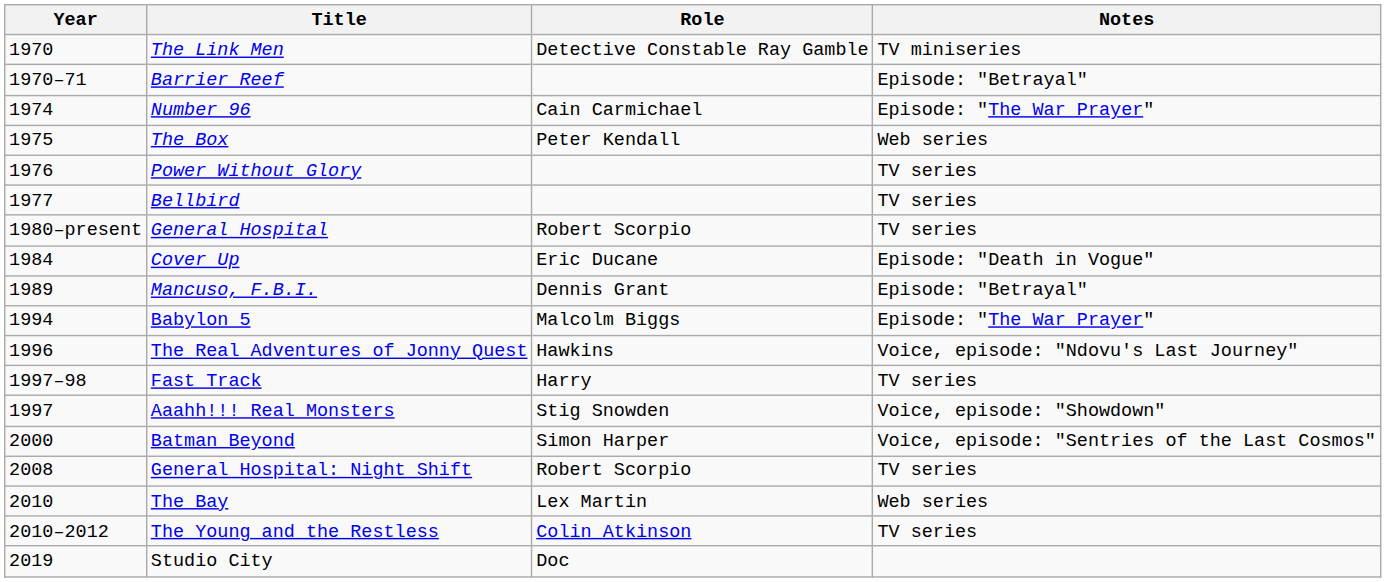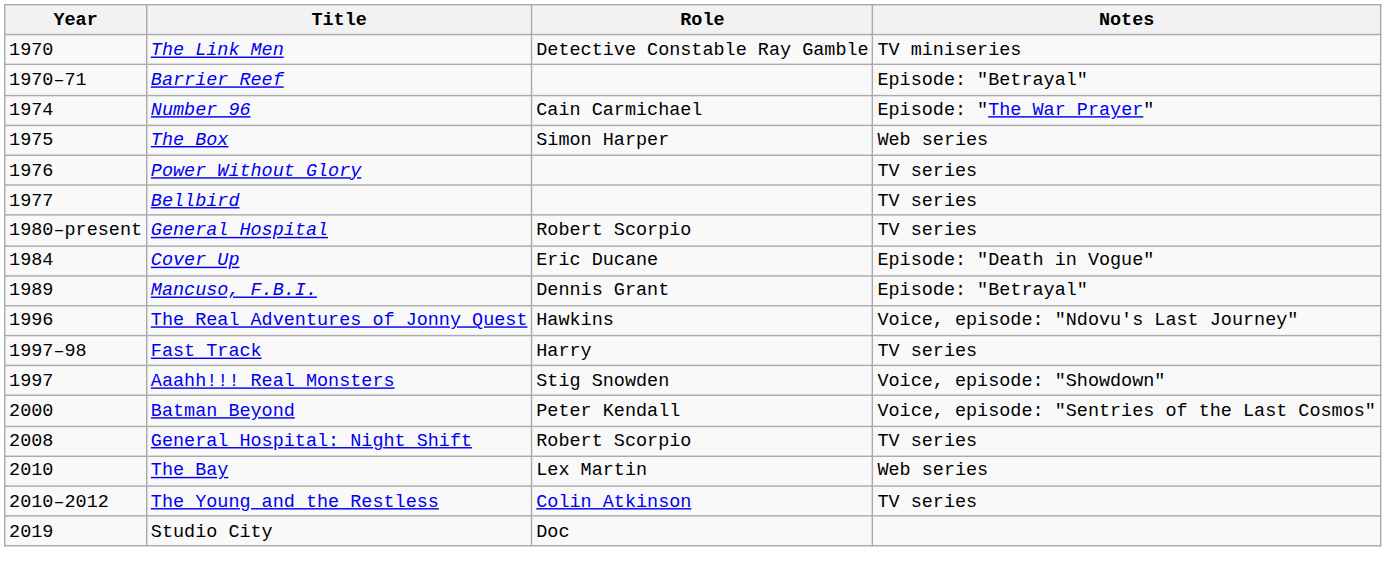(608, 140) Peter Kendall -> (603, 140) Simon Harper
- row: (201, 321)
(603, 441) Simon Harper -> (608, 411) Peter Kendall
